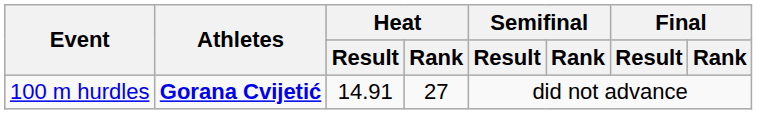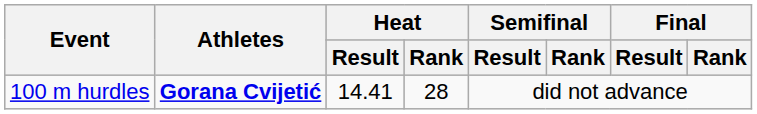(365, 92) 14.91 -> (365, 92) 14.41
(436, 92) 27 -> (436, 92) 28
